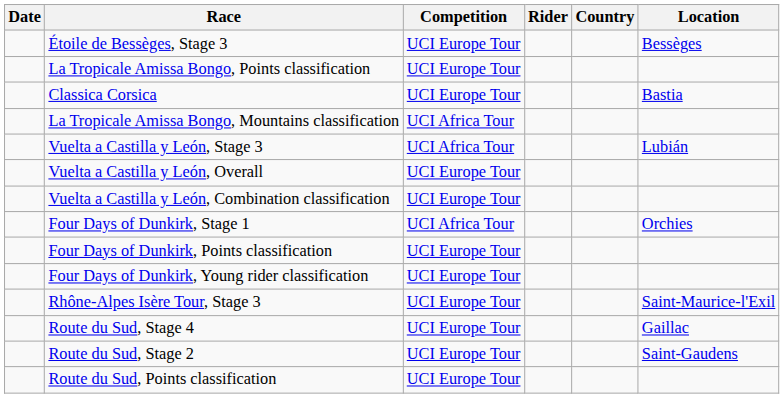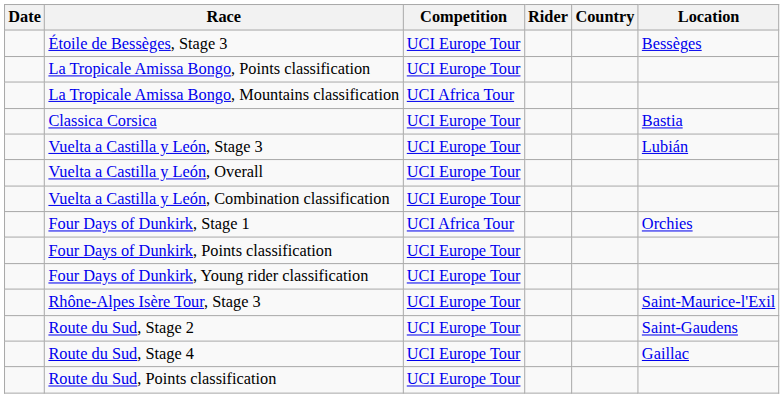rows swapped: (224, 120) <-> (103, 95)
(460, 146) UCI Africa Tour -> (464, 146) UCI Europe Tour
rows swapped: (121, 353) <-> (121, 328)
